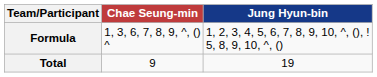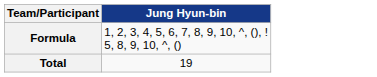- column: (152, 13)
